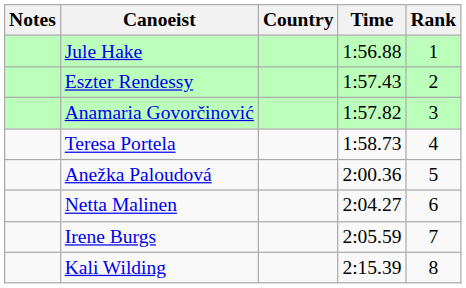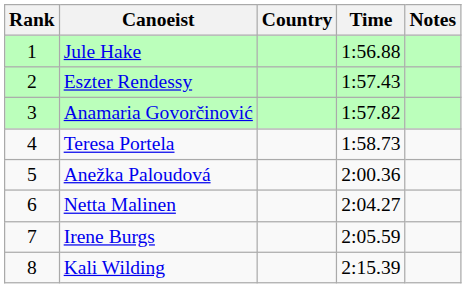columns swapped: (433, 19) <-> (32, 19)
